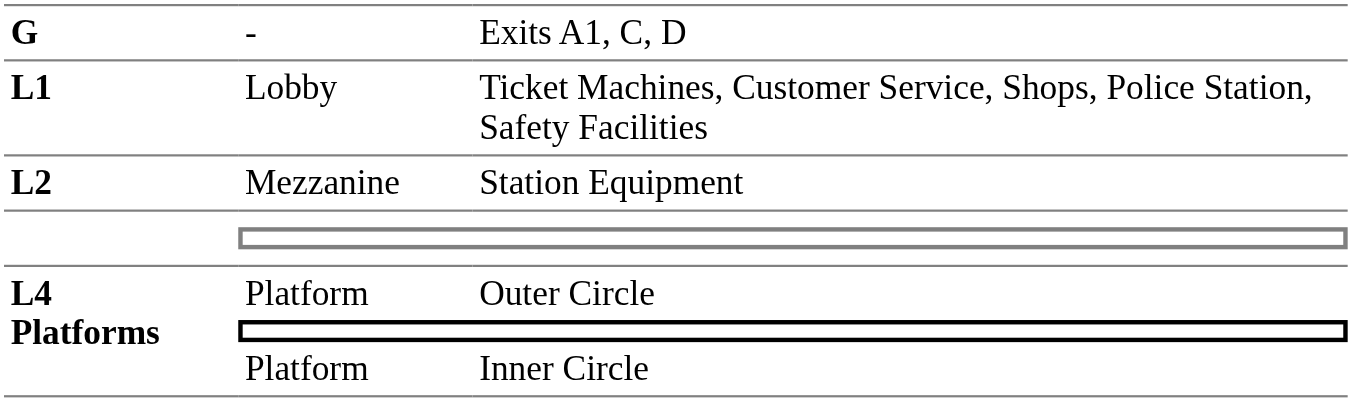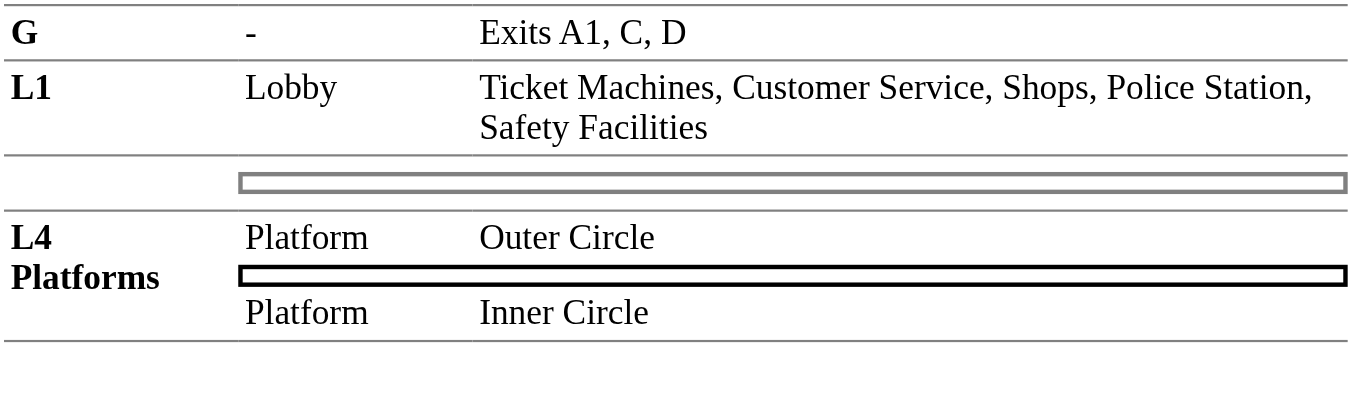- row: (31, 182)
